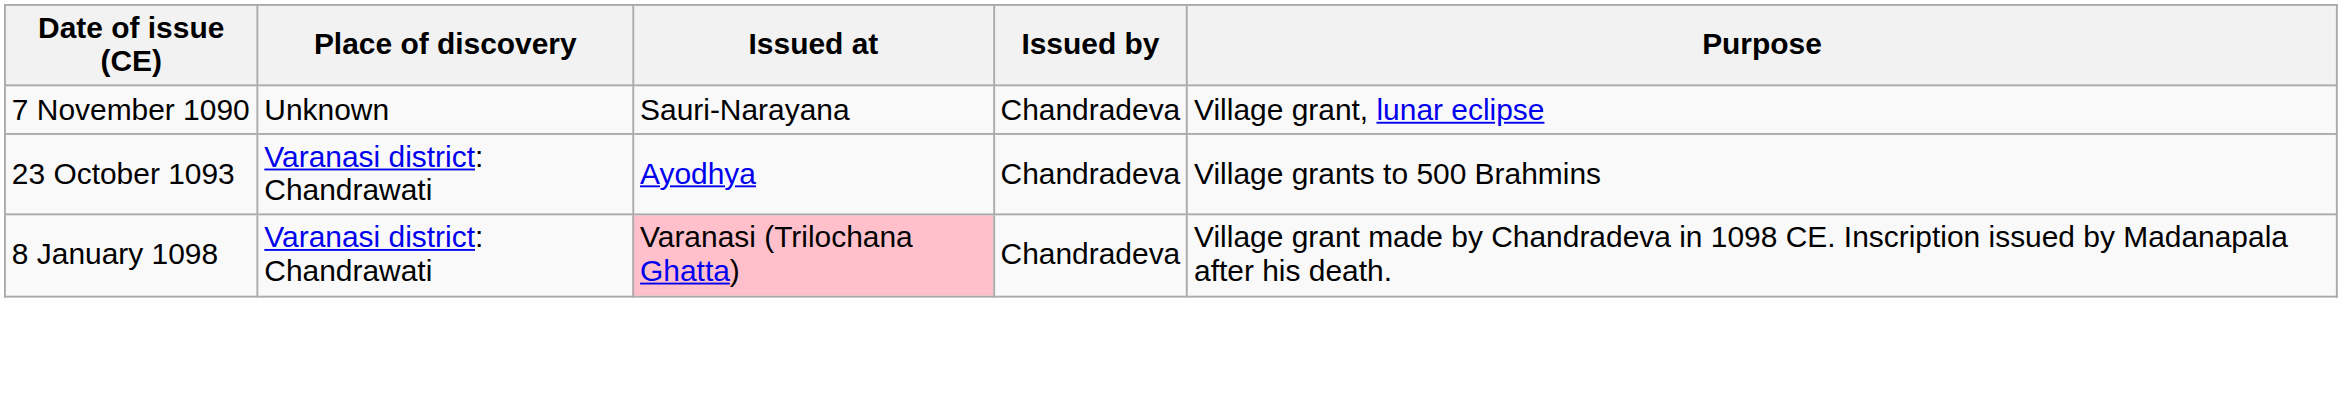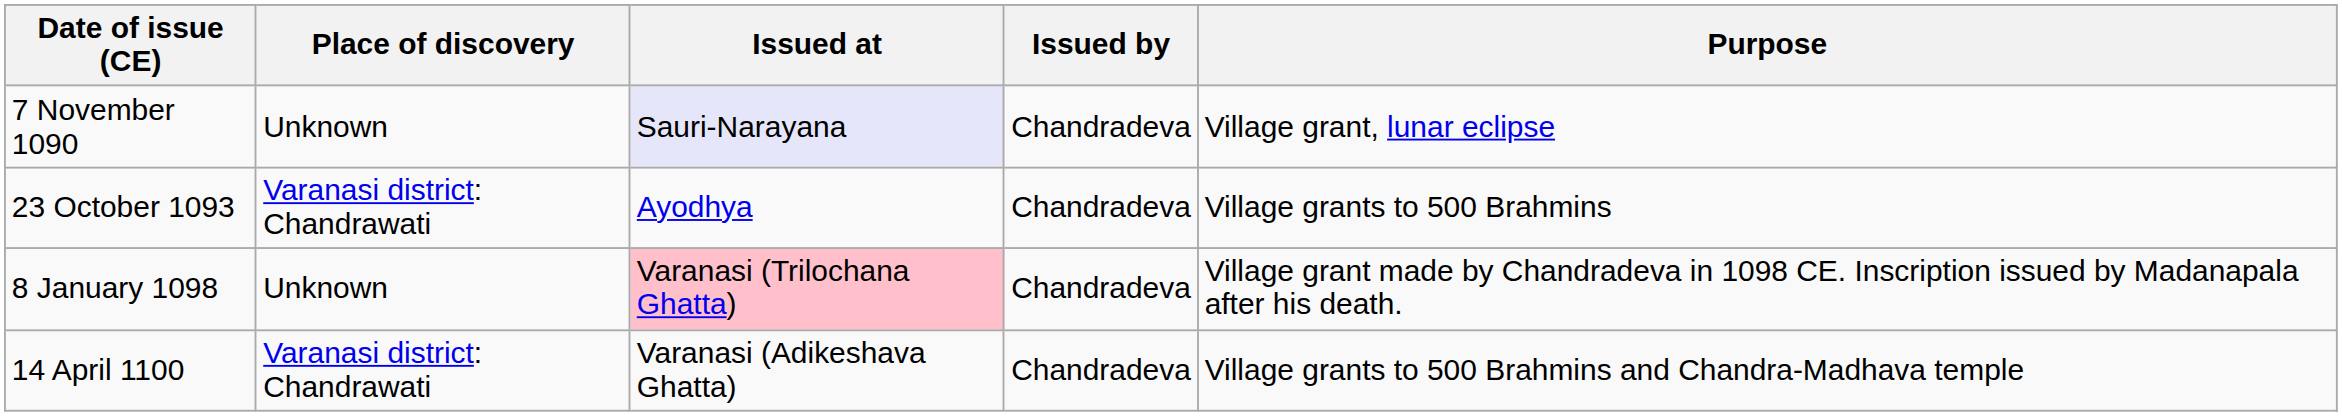(745, 109) no background -> (742, 126) lavender background
(374, 254) Varanasi district: Chandrawati -> (326, 288) Unknown
+ row: (98, 369)
